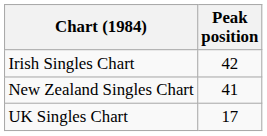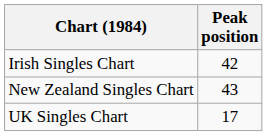(230, 90) 41 -> (230, 90) 43
